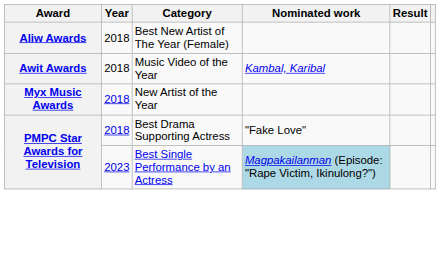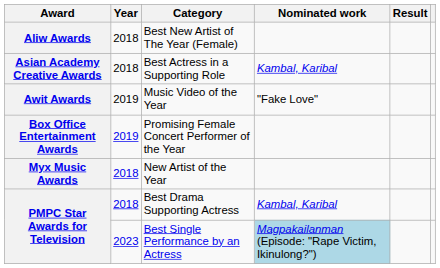+ row: (186, 68)
(117, 68) 2018 -> (126, 99) 2019
(285, 68) Kambal, Karibal -> (287, 99) "Fake Love"
+ row: (197, 136)
(275, 130) "Fake Love" -> (297, 204) Kambal, Karibal
